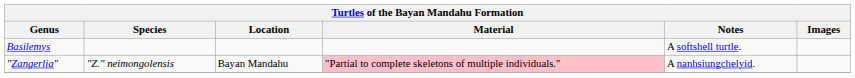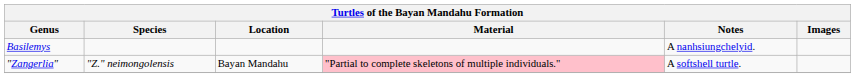(704, 47) A softshell turtle. -> (711, 47) A nanhsiungchelyid.
(711, 64) A nanhsiungchelyid. -> (704, 64) A softshell turtle.
